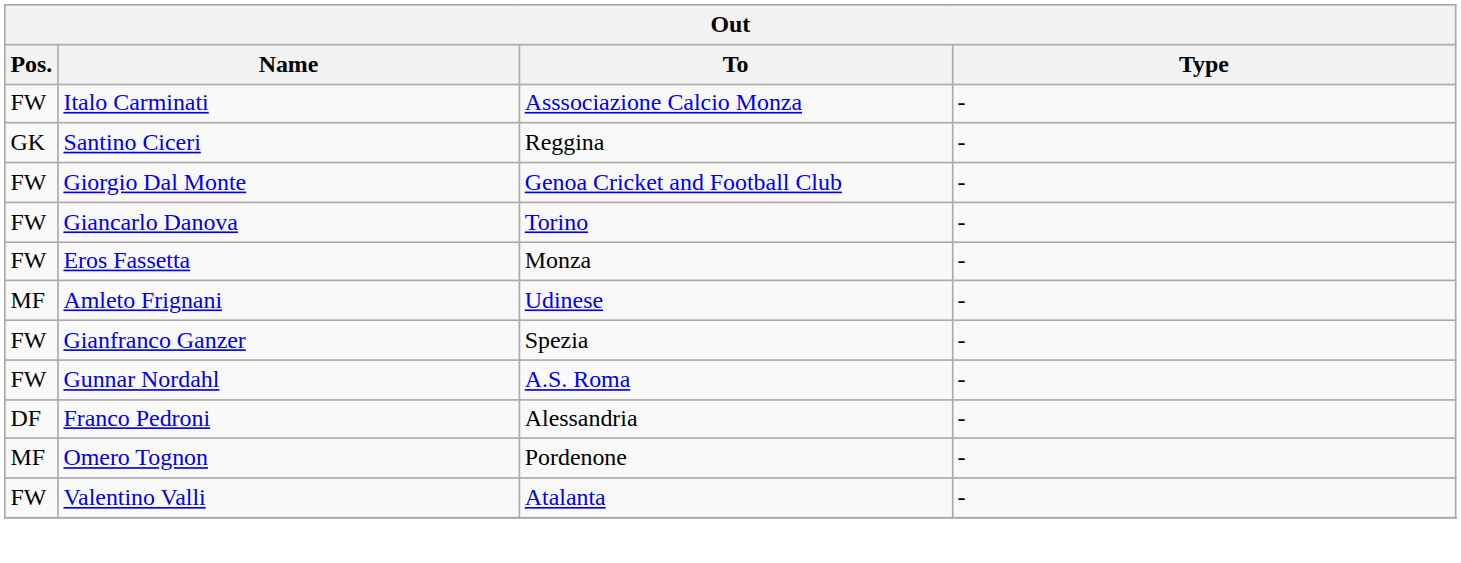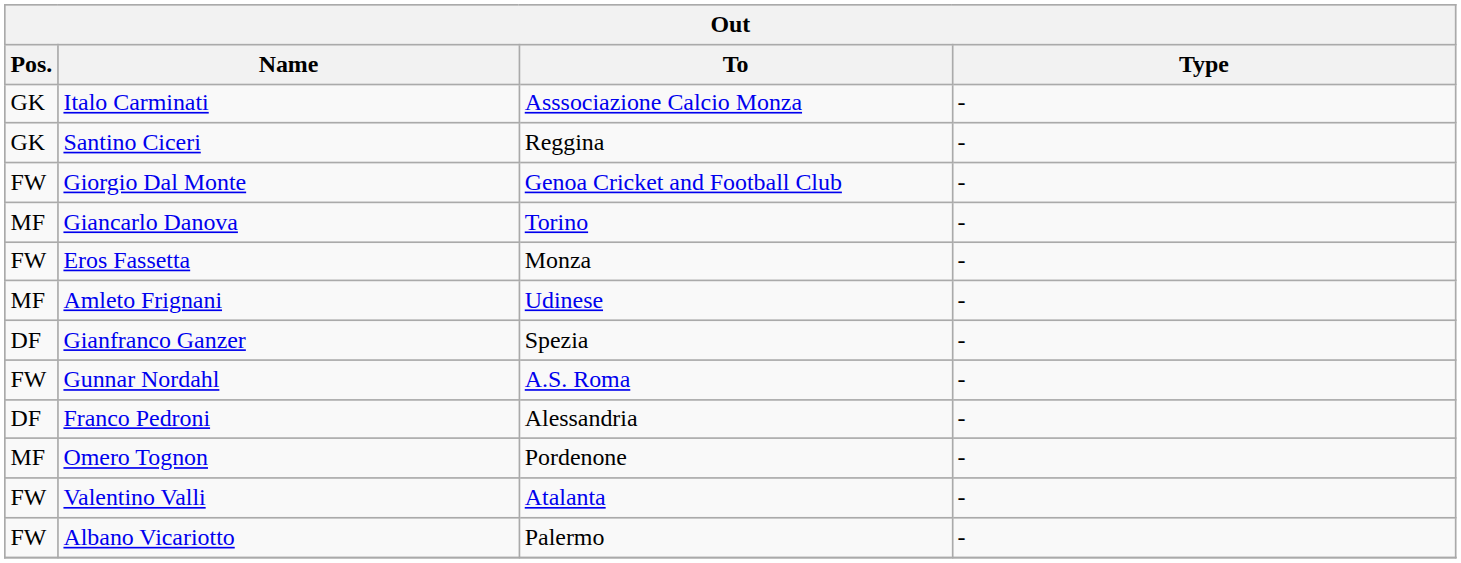(28, 103) FW -> (28, 103) GK
(28, 221) FW -> (28, 221) MF
(28, 340) FW -> (26, 340) DF
+ row: (149, 537)
